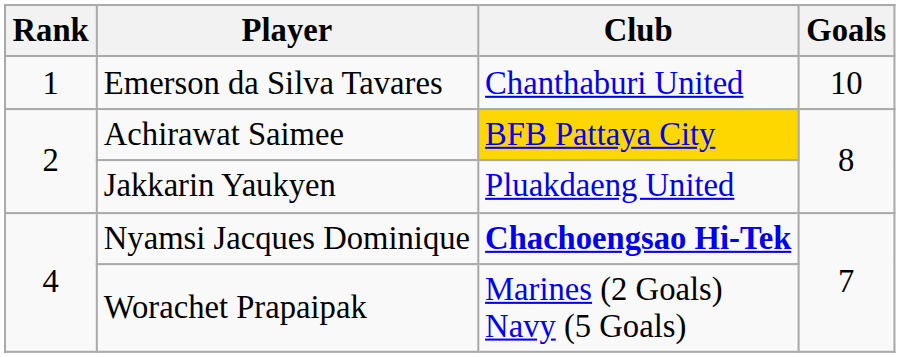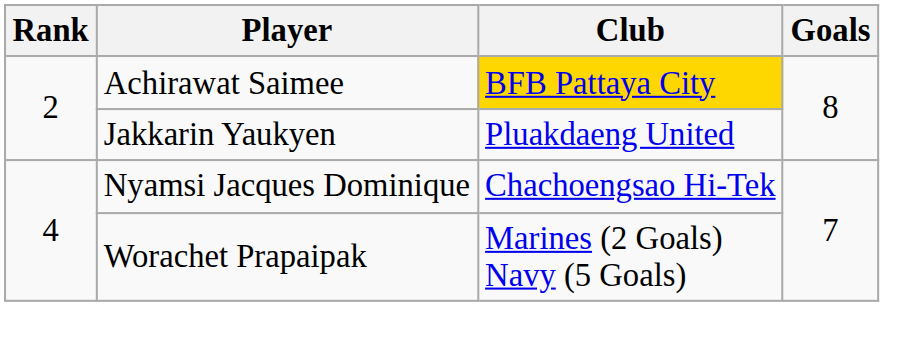- row: (273, 82)
(638, 237) bold -> (630, 185) normal
